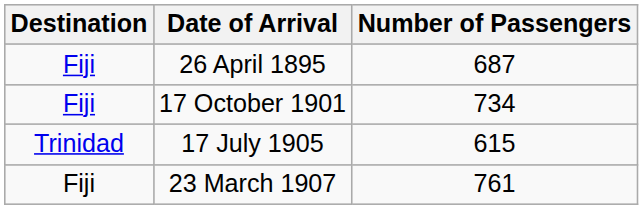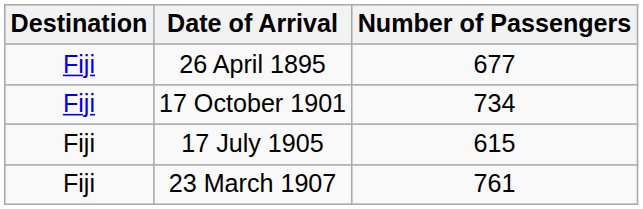(494, 64) 687 -> (494, 64) 677
(79, 143) Trinidad -> (79, 143) Fiji
